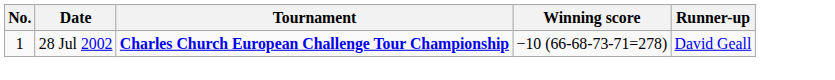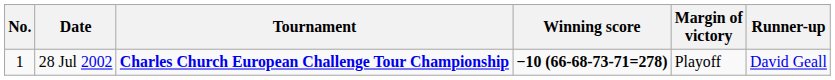+ column: (709, 27)
(592, 43) normal -> (592, 62) bold
